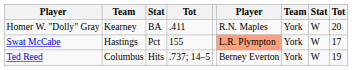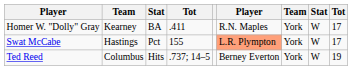(337, 27) 20 -> (337, 27) 17
